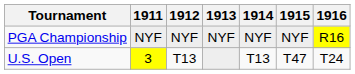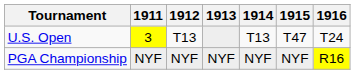rows swapped: (40, 59) <-> (67, 37)
